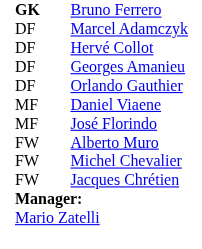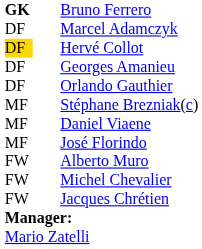(25, 48) no background -> (15, 48) gold background
+ row: (120, 104)
